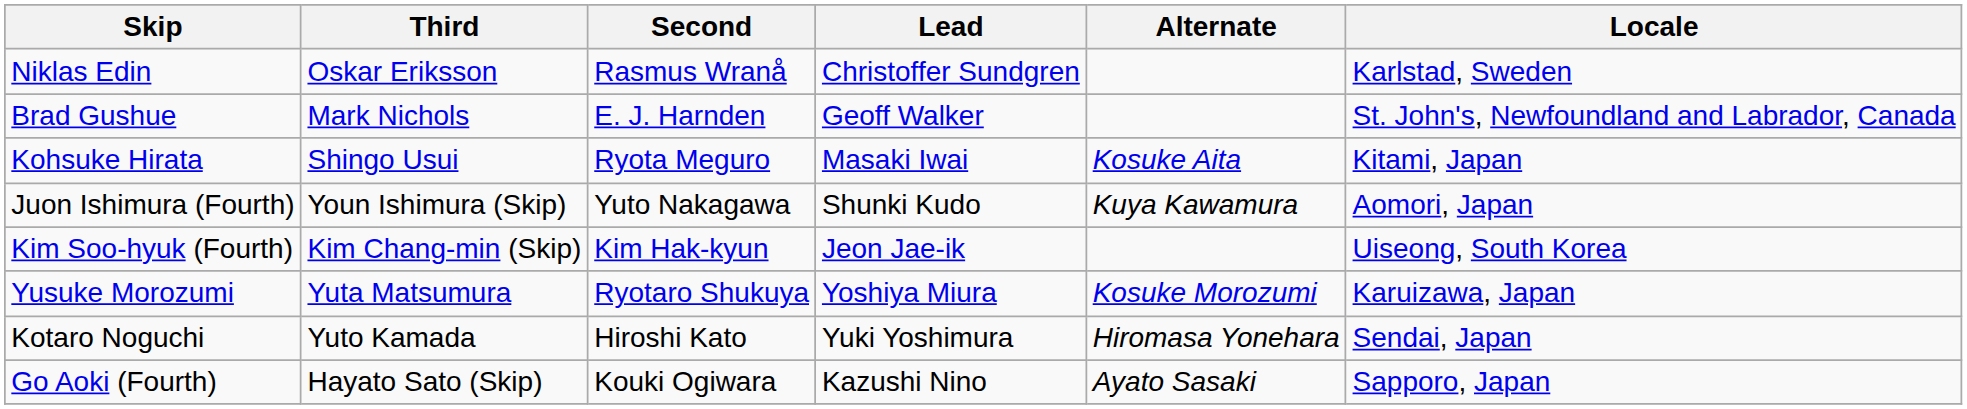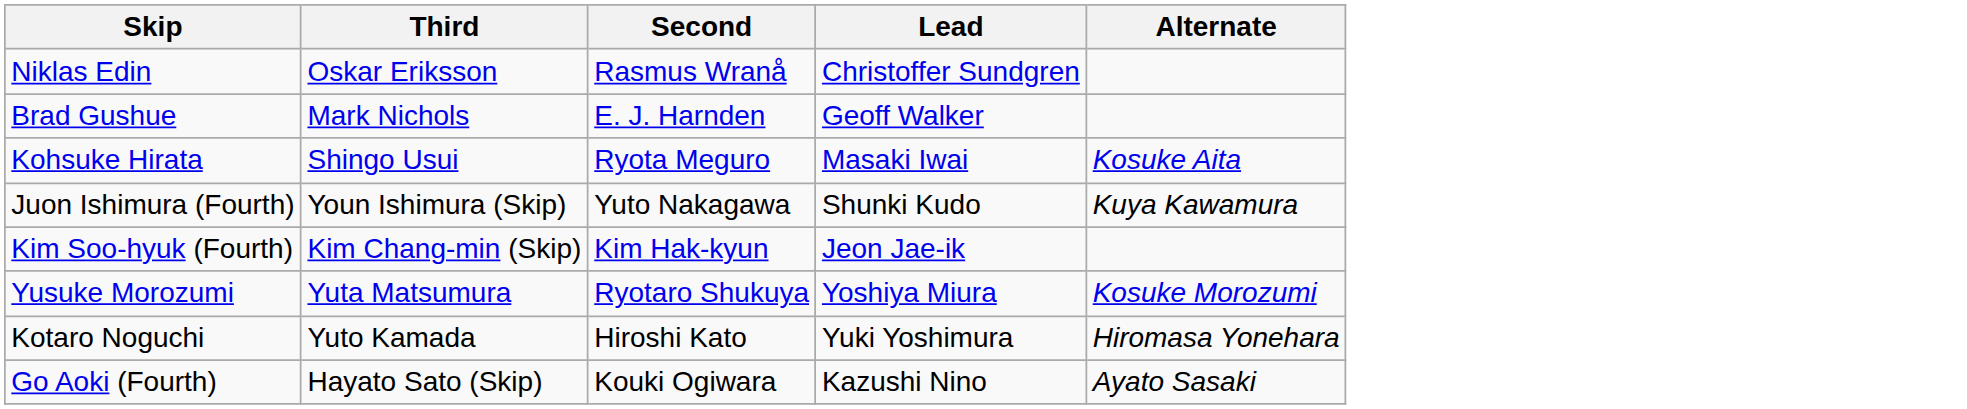- column: (1654, 26)
